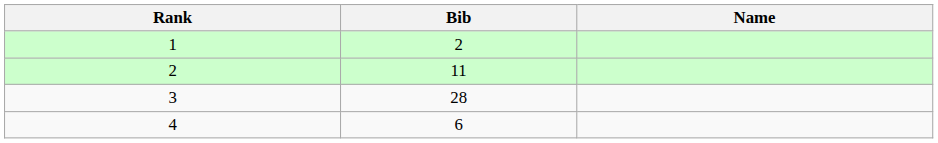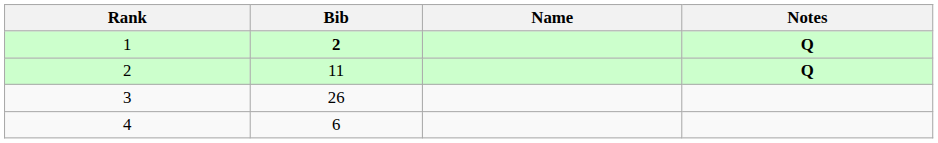+ column: (807, 17)
(459, 44) normal -> (336, 44) bold
(459, 97) 28 -> (336, 97) 26
